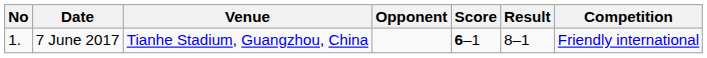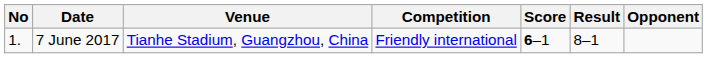columns swapped: (411, 16) <-> (628, 16)
